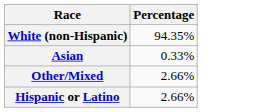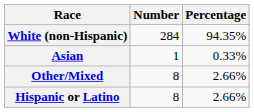+ column: (156, 14)
